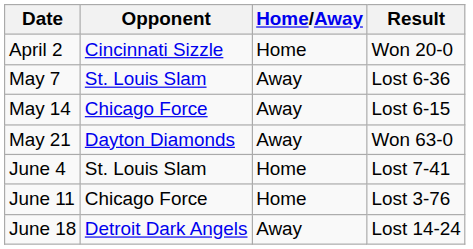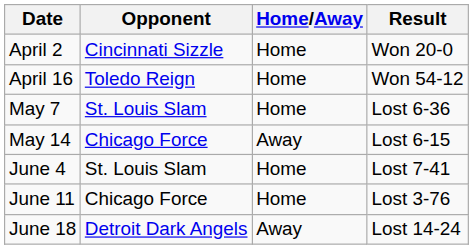+ row: (41, 79)
(279, 79) Away -> (281, 109) Home
- row: (40, 139)
